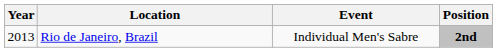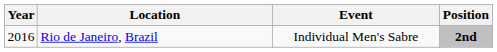(21, 36) 2013 -> (21, 36) 2016
